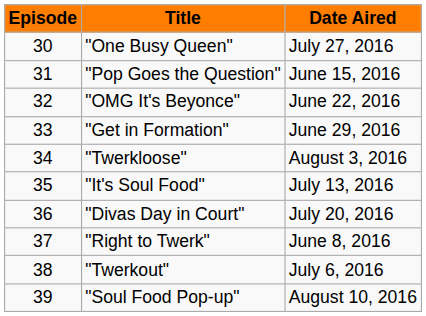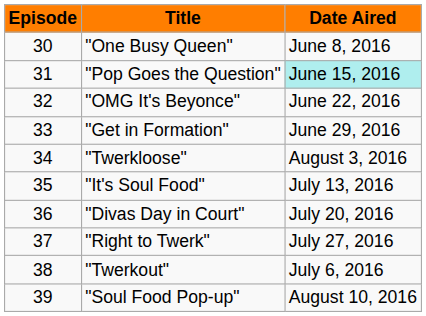(341, 46) July 27, 2016 -> (340, 46) June 8, 2016
(345, 74) no background -> (345, 74) paleturquoise background
(340, 241) June 8, 2016 -> (341, 241) July 27, 2016
